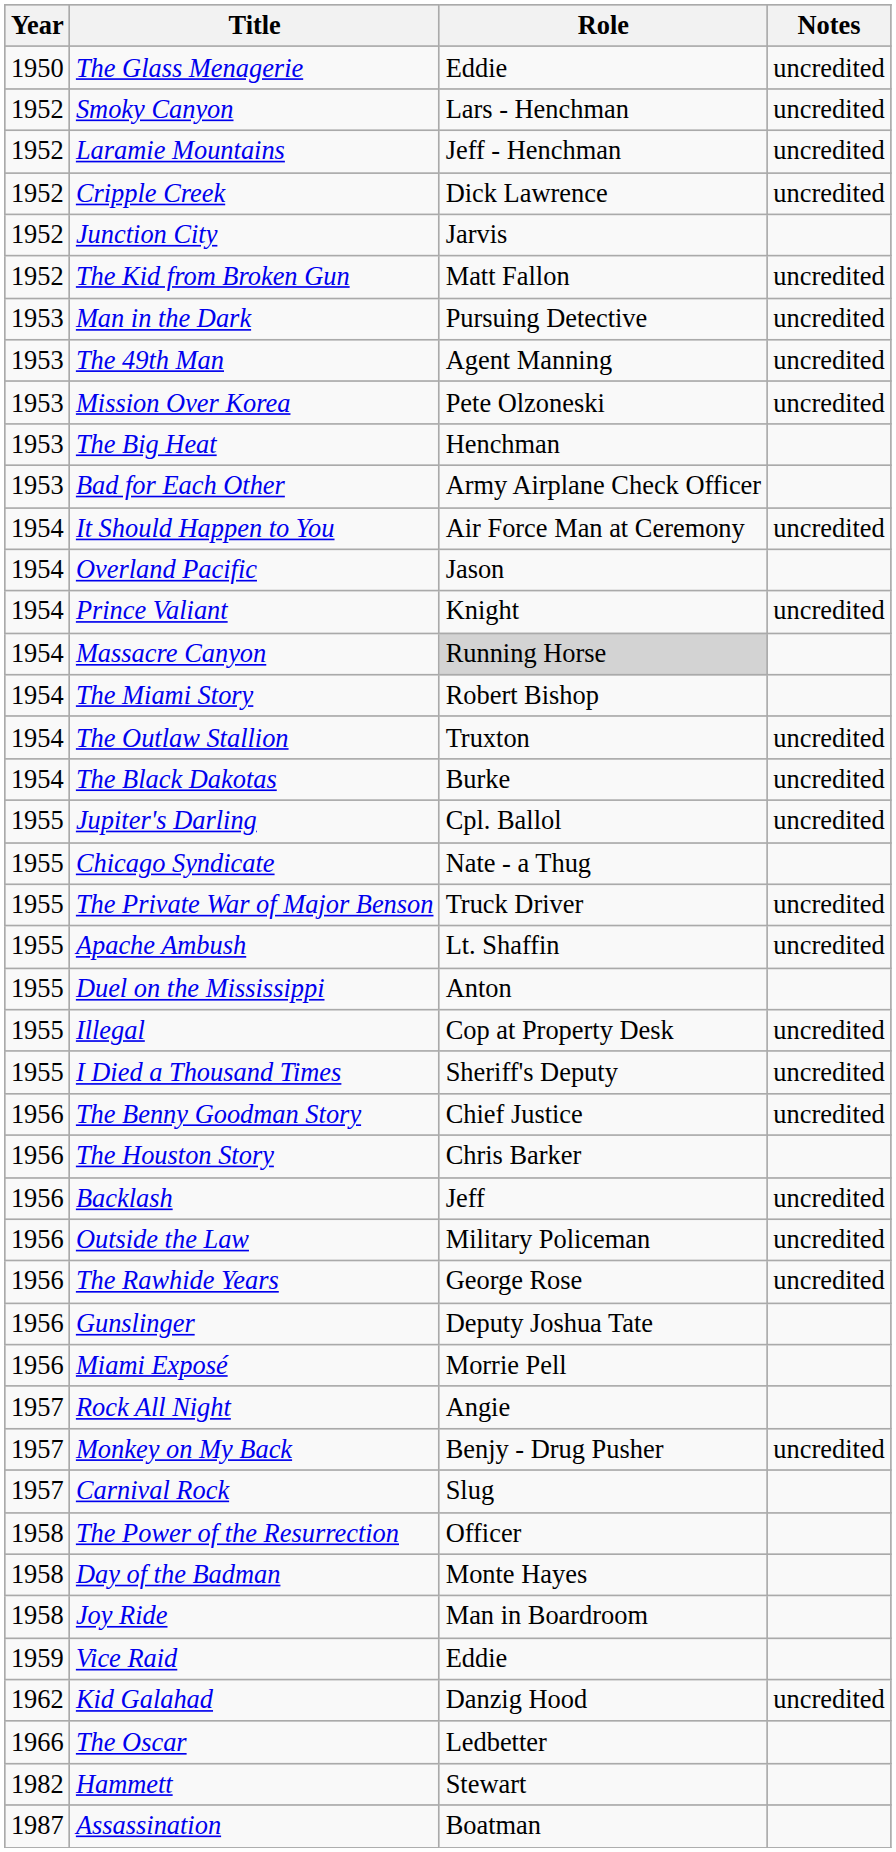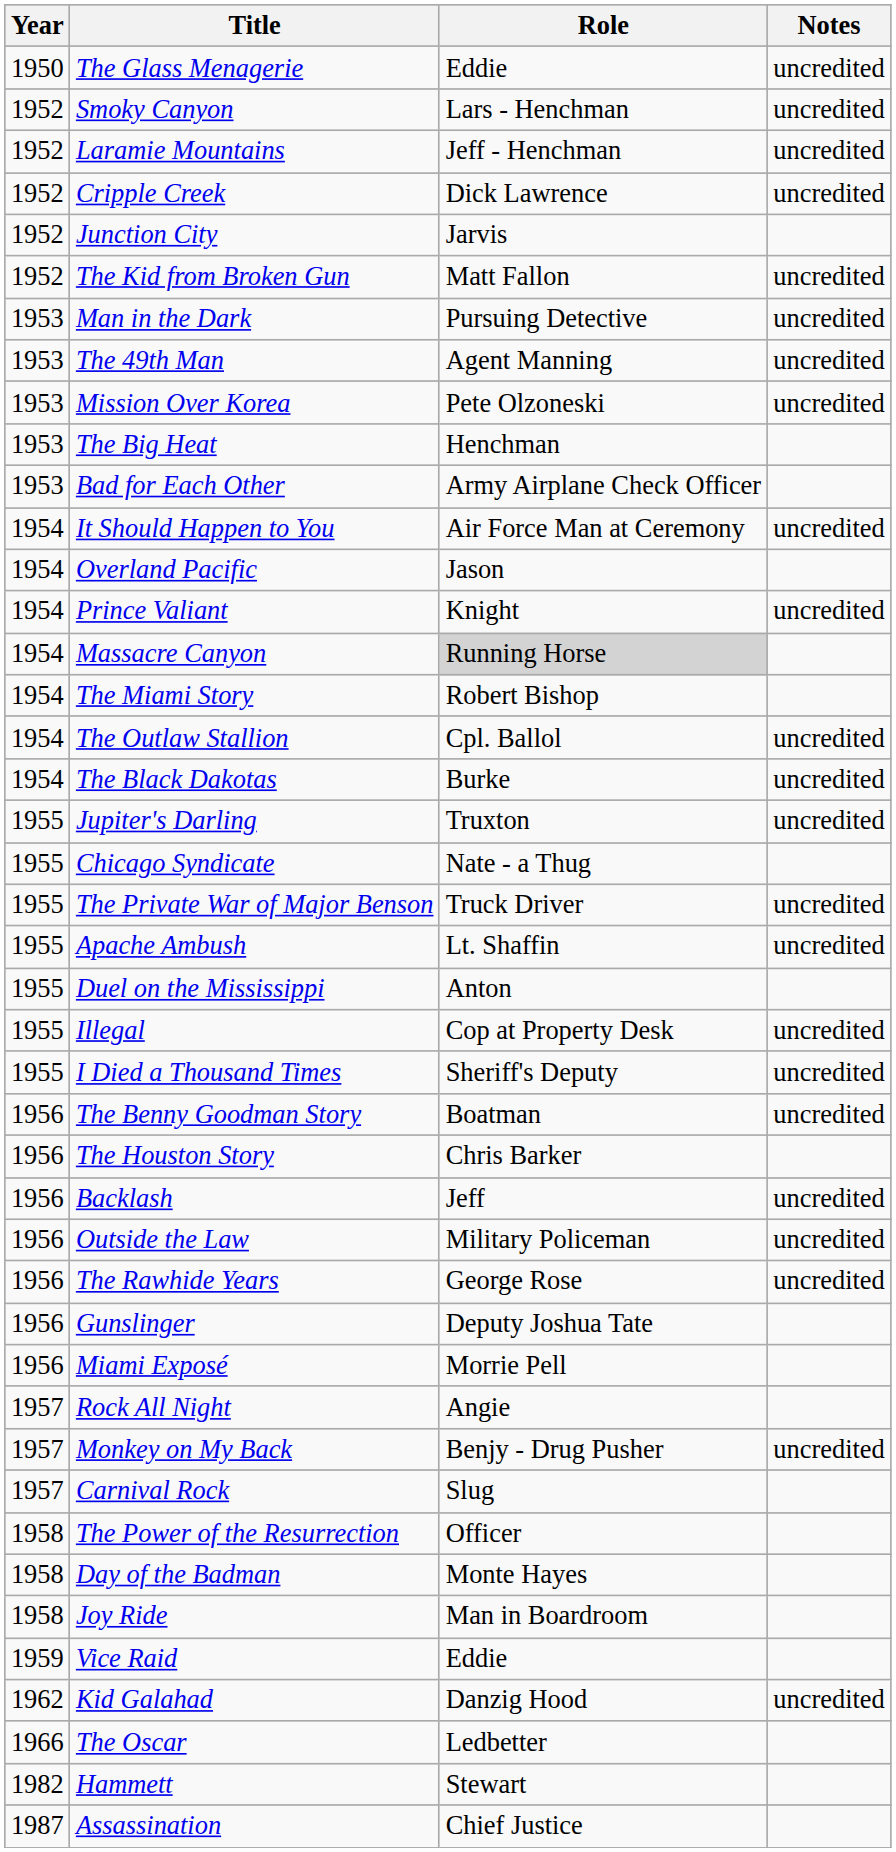(488, 737) Truxton -> (504, 737) Cpl. Ballol
(504, 820) Cpl. Ballol -> (488, 820) Truxton
(514, 1114) Chief Justice -> (493, 1114) Boatman
(493, 1825) Boatman -> (514, 1825) Chief Justice
